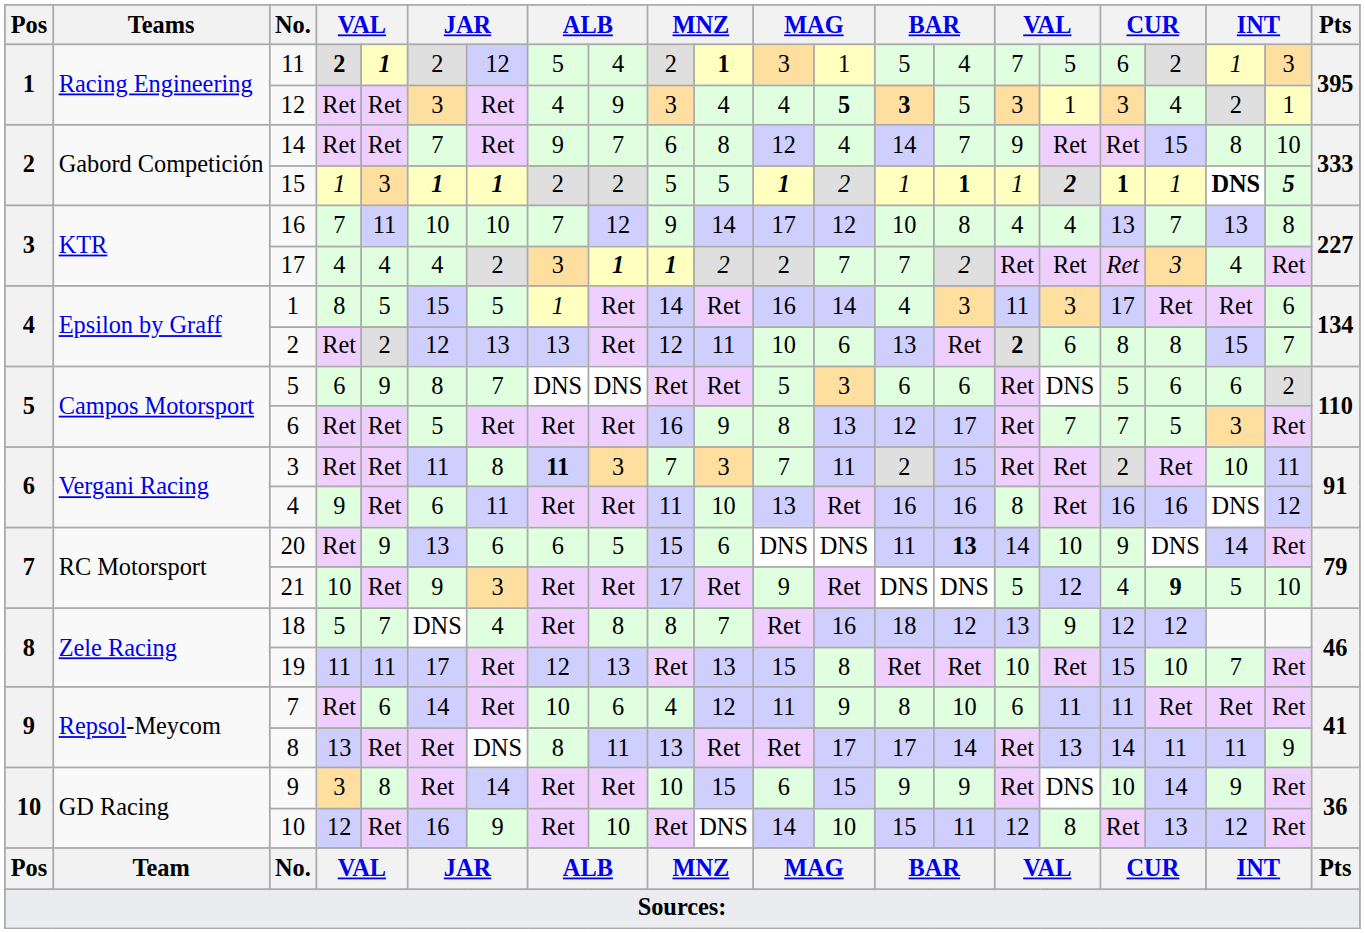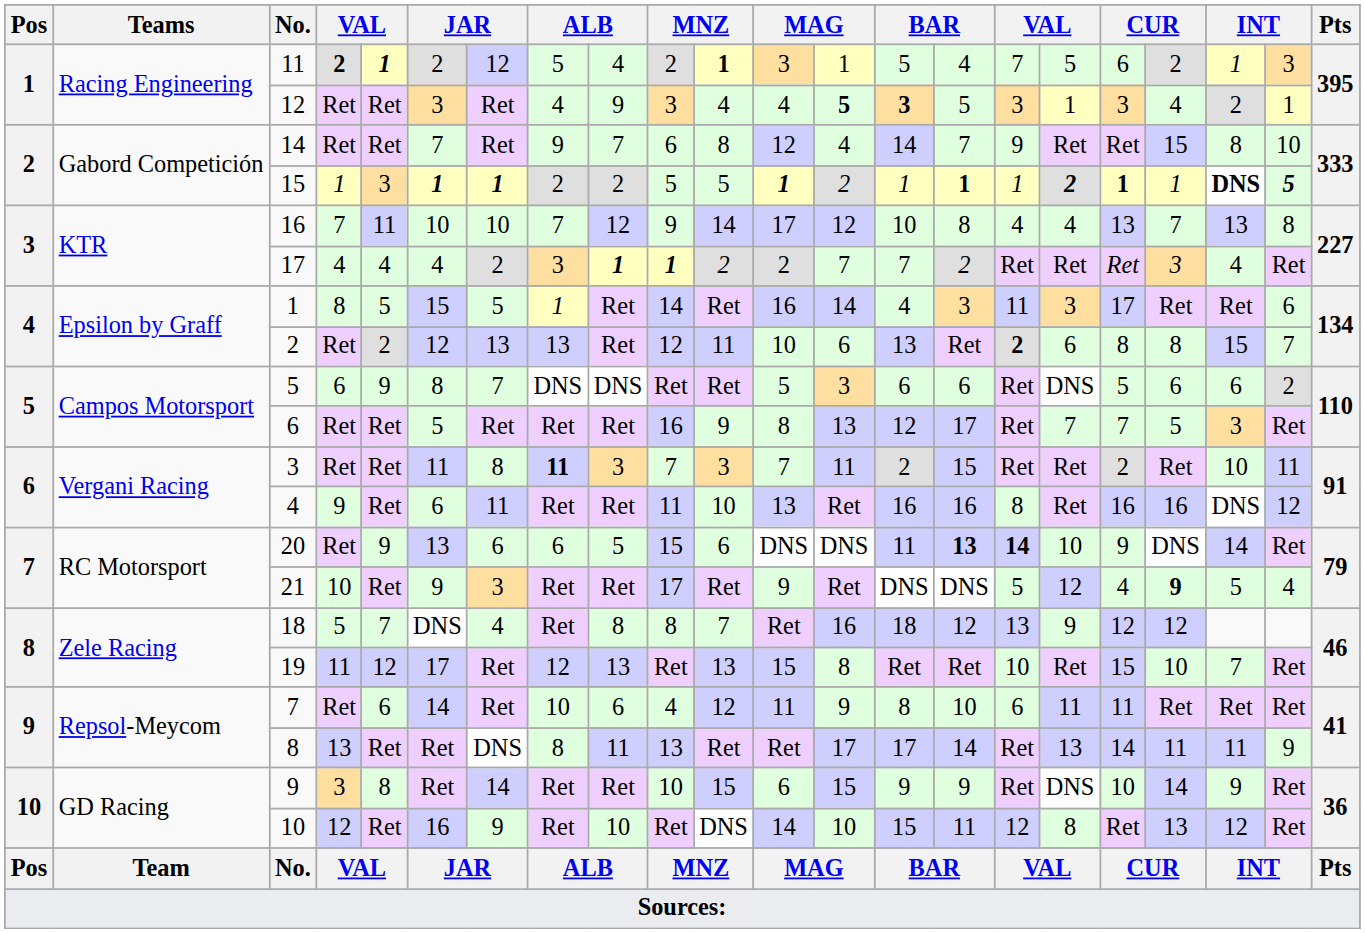(1017, 546) normal -> (1017, 546) bold
(1289, 586) 10 -> (1289, 586) 4
(385, 666) 11 -> (385, 666) 12
